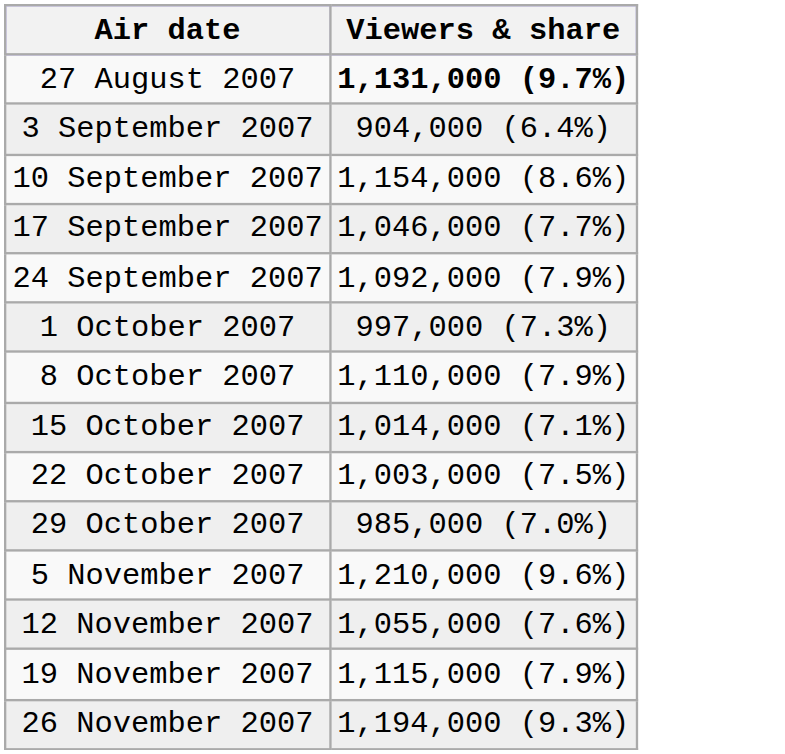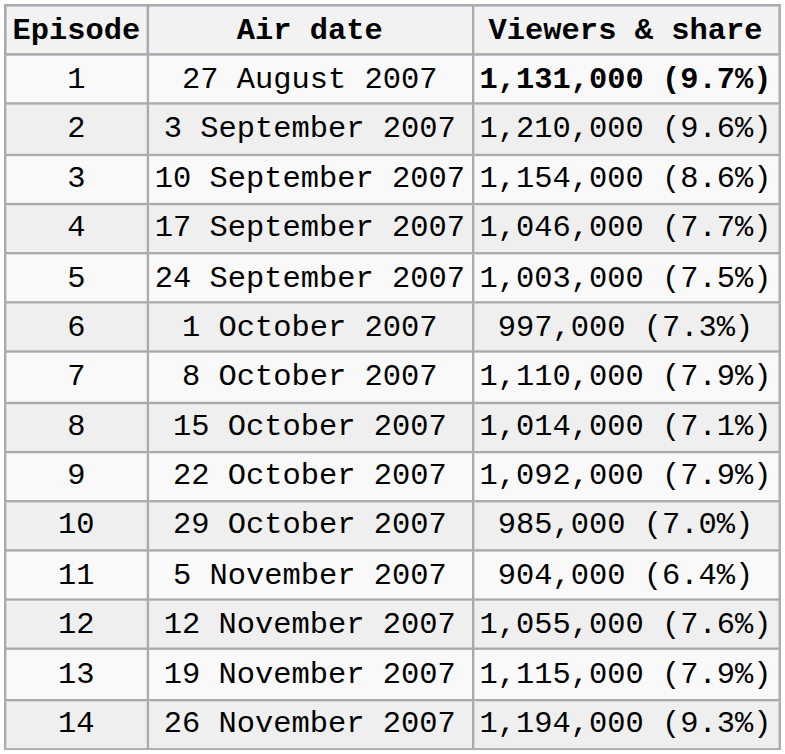+ column: (76, 30)
(483, 129) 904,000 (6.4%) -> (626, 129) 1,210,000 (9.6%)
(483, 278) 1,092,000 (7.9%) -> (626, 278) 1,003,000 (7.5%)
(483, 476) 1,003,000 (7.5%) -> (626, 476) 1,092,000 (7.9%)
(483, 575) 1,210,000 (9.6%) -> (626, 575) 904,000 (6.4%)
